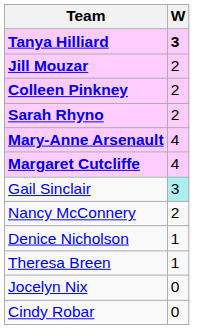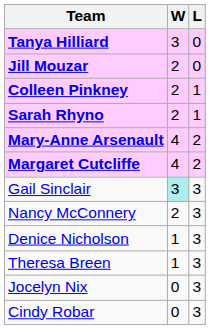+ column: (197, 16)
(175, 41) bold -> (175, 41) normal
